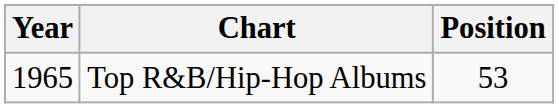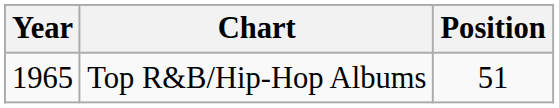(493, 77) 53 -> (493, 77) 51
